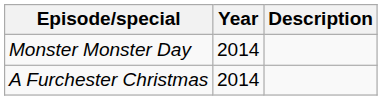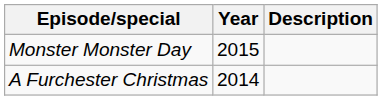(238, 49) 2014 -> (238, 49) 2015
